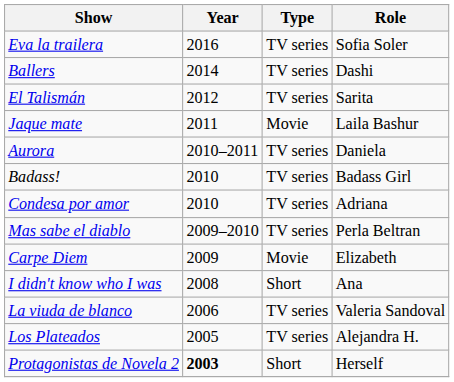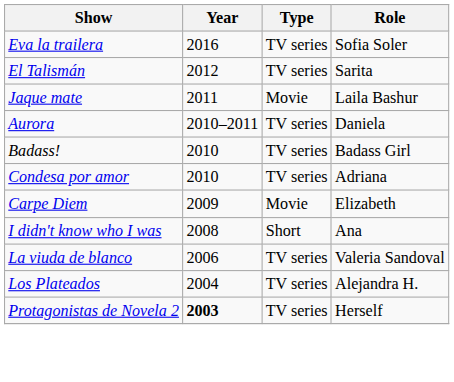- row: (32, 71)
- row: (69, 230)
(203, 336) 2005 -> (203, 283) 2004
(284, 363) Short -> (297, 310) TV series
